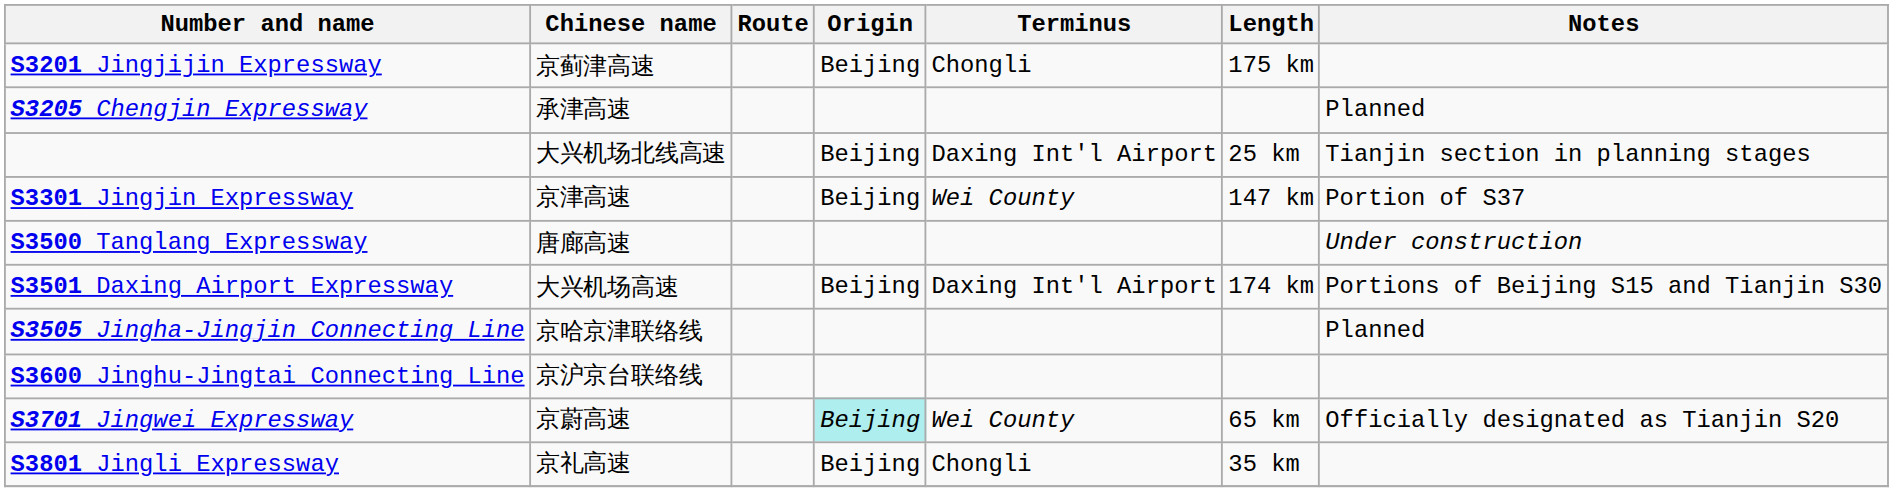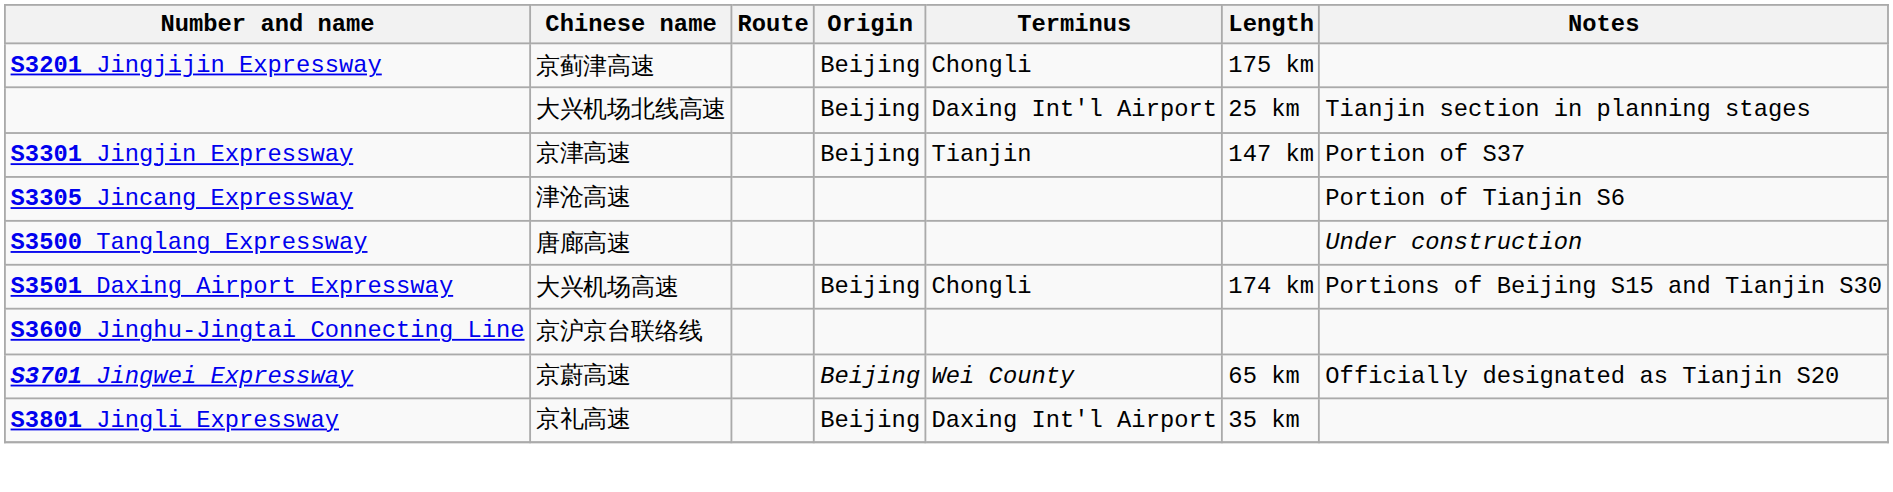- row: (189, 110)
(1003, 199) Wei County -> (981, 154) Tianjin
+ row: (182, 199)
(1074, 287) Daxing Int'l Airport -> (981, 287) Chongli
- row: (268, 331)
(870, 420) paleturquoise background -> (870, 376) no background
(981, 464) Chongli -> (1074, 420) Daxing Int'l Airport
